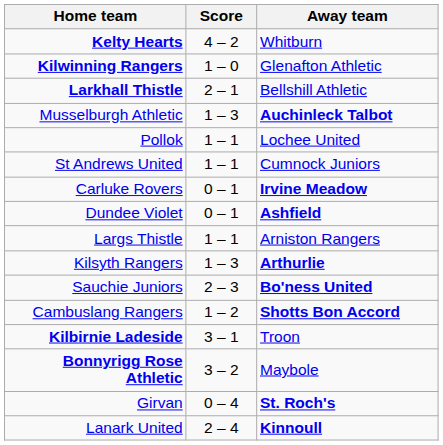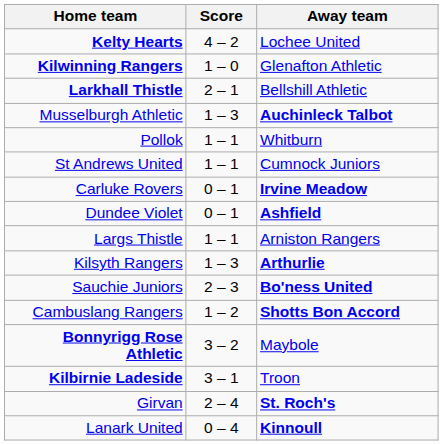(291, 41) Whitburn -> (310, 41) Lochee United
(310, 139) Lochee United -> (291, 139) Whitburn
rows swapped: (116, 336) <-> (123, 370)
(221, 403) 0 – 4 -> (221, 403) 2 – 4
(221, 428) 2 – 4 -> (221, 428) 0 – 4
